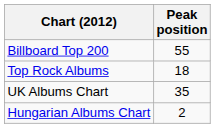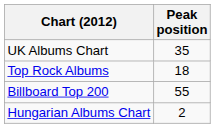rows swapped: (58, 50) <-> (58, 92)
